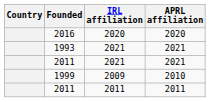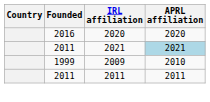- row: (64, 49)
(175, 62) no background -> (175, 49) lightblue background
